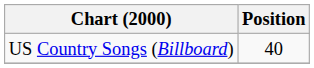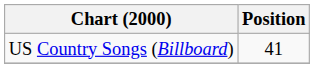(274, 48) 40 -> (274, 48) 41
